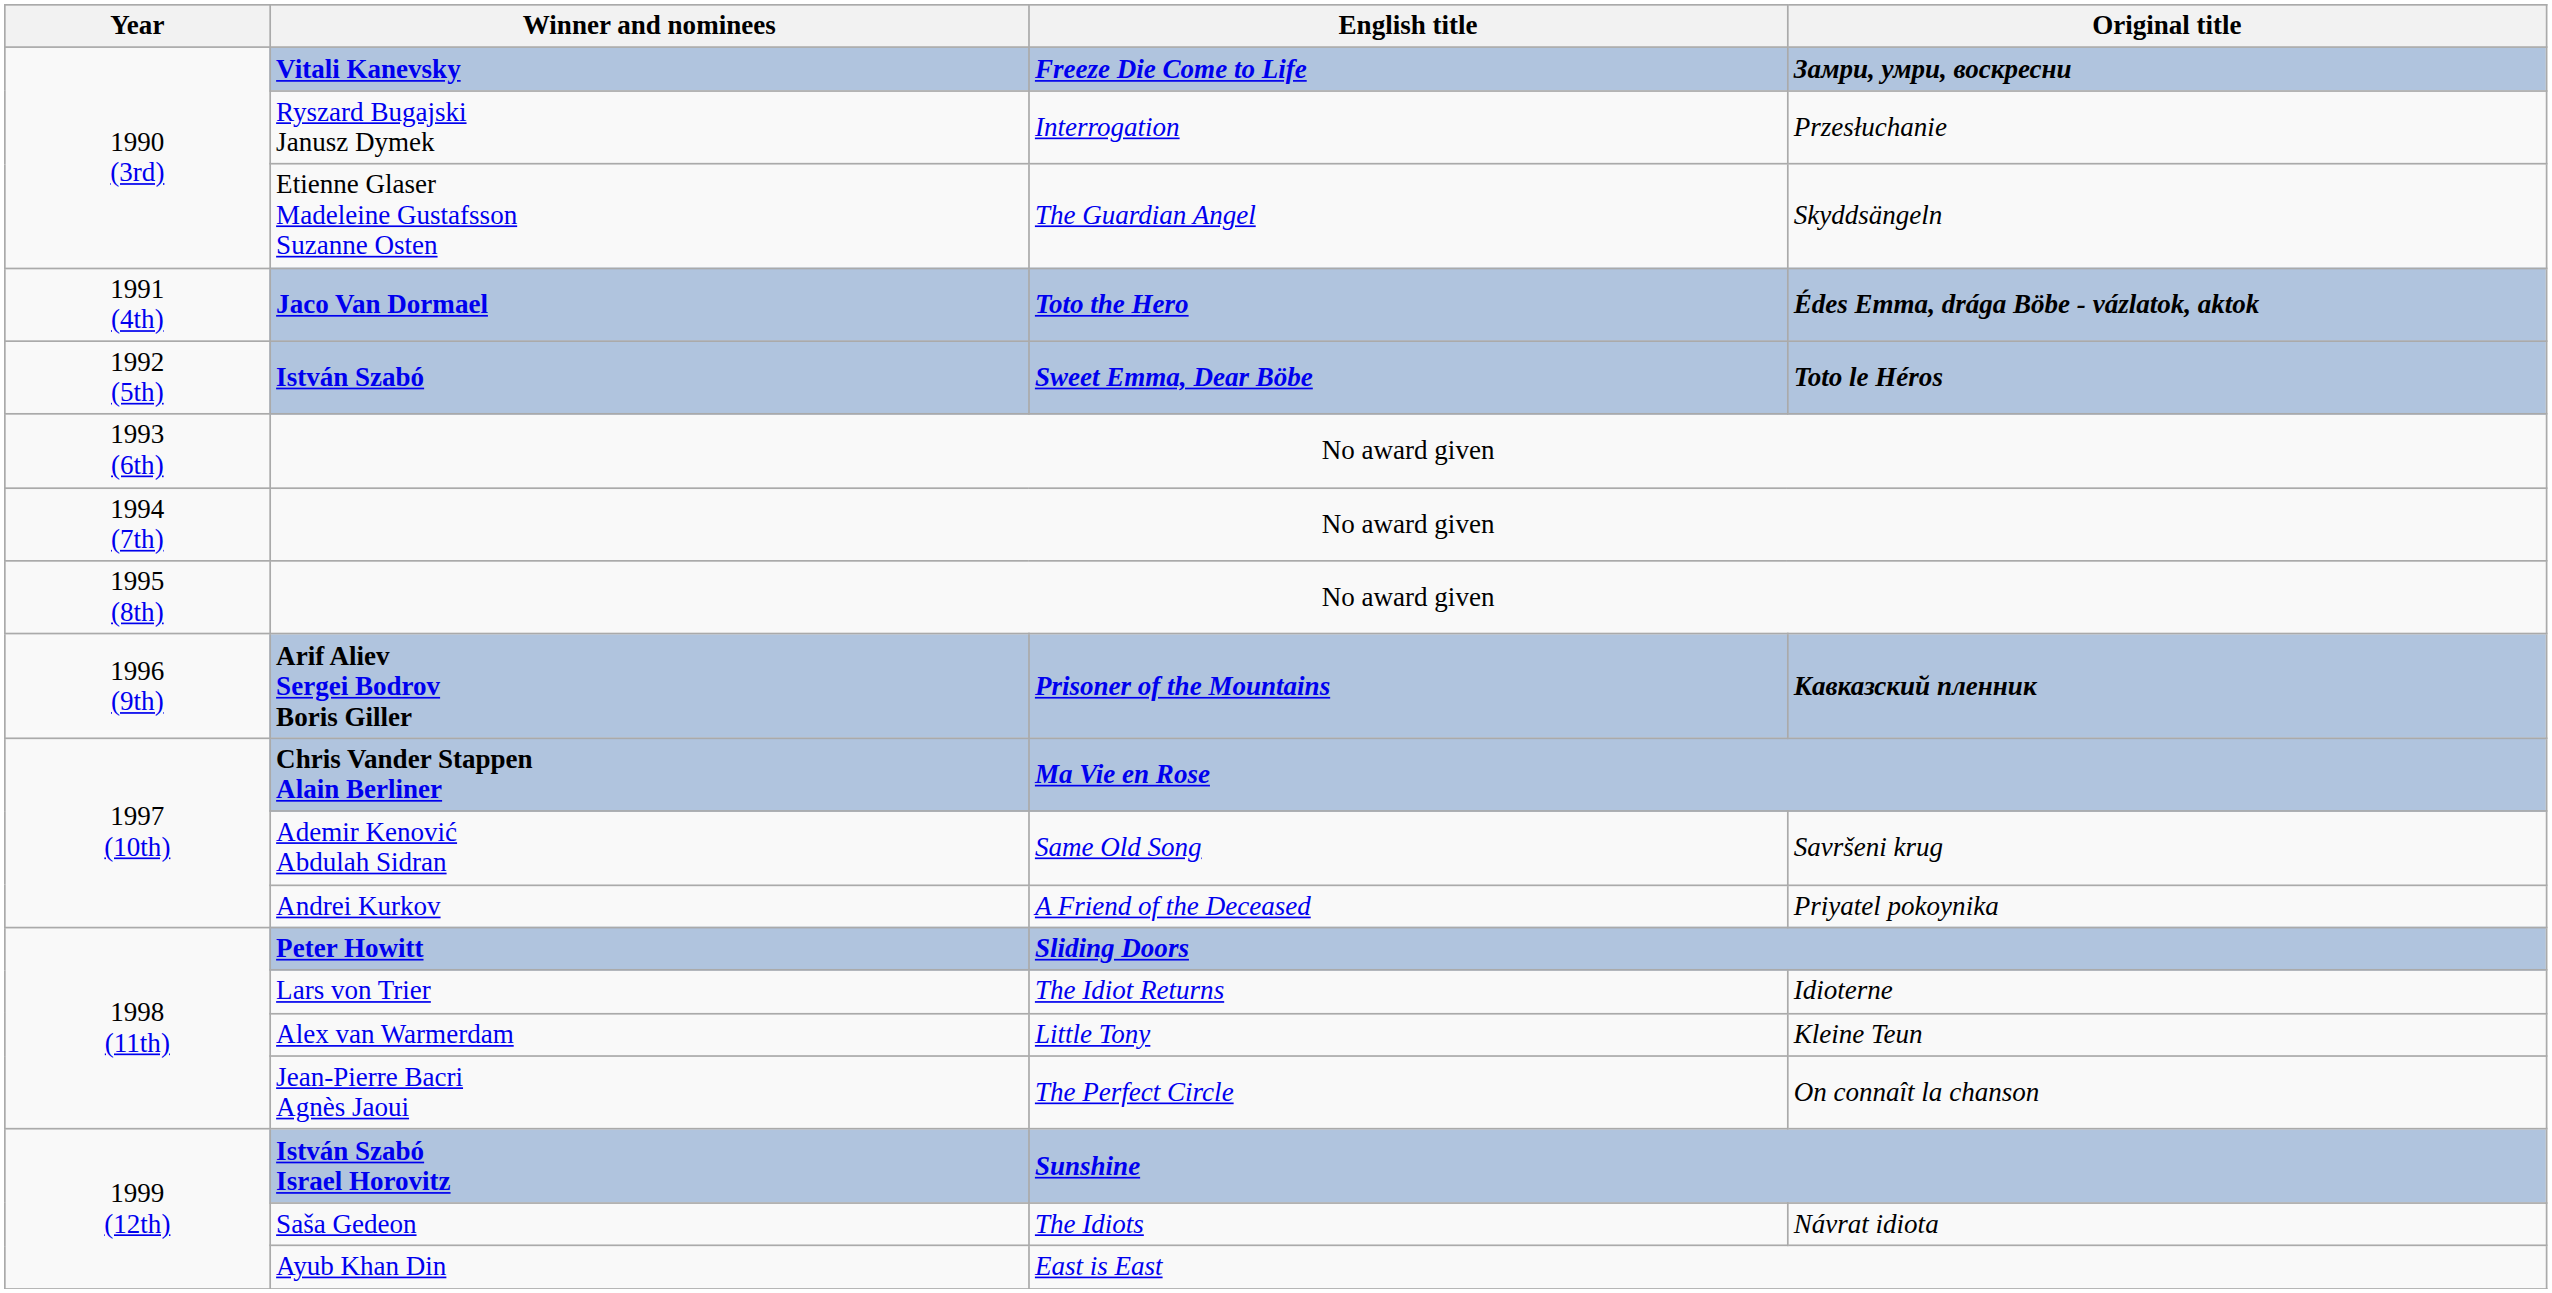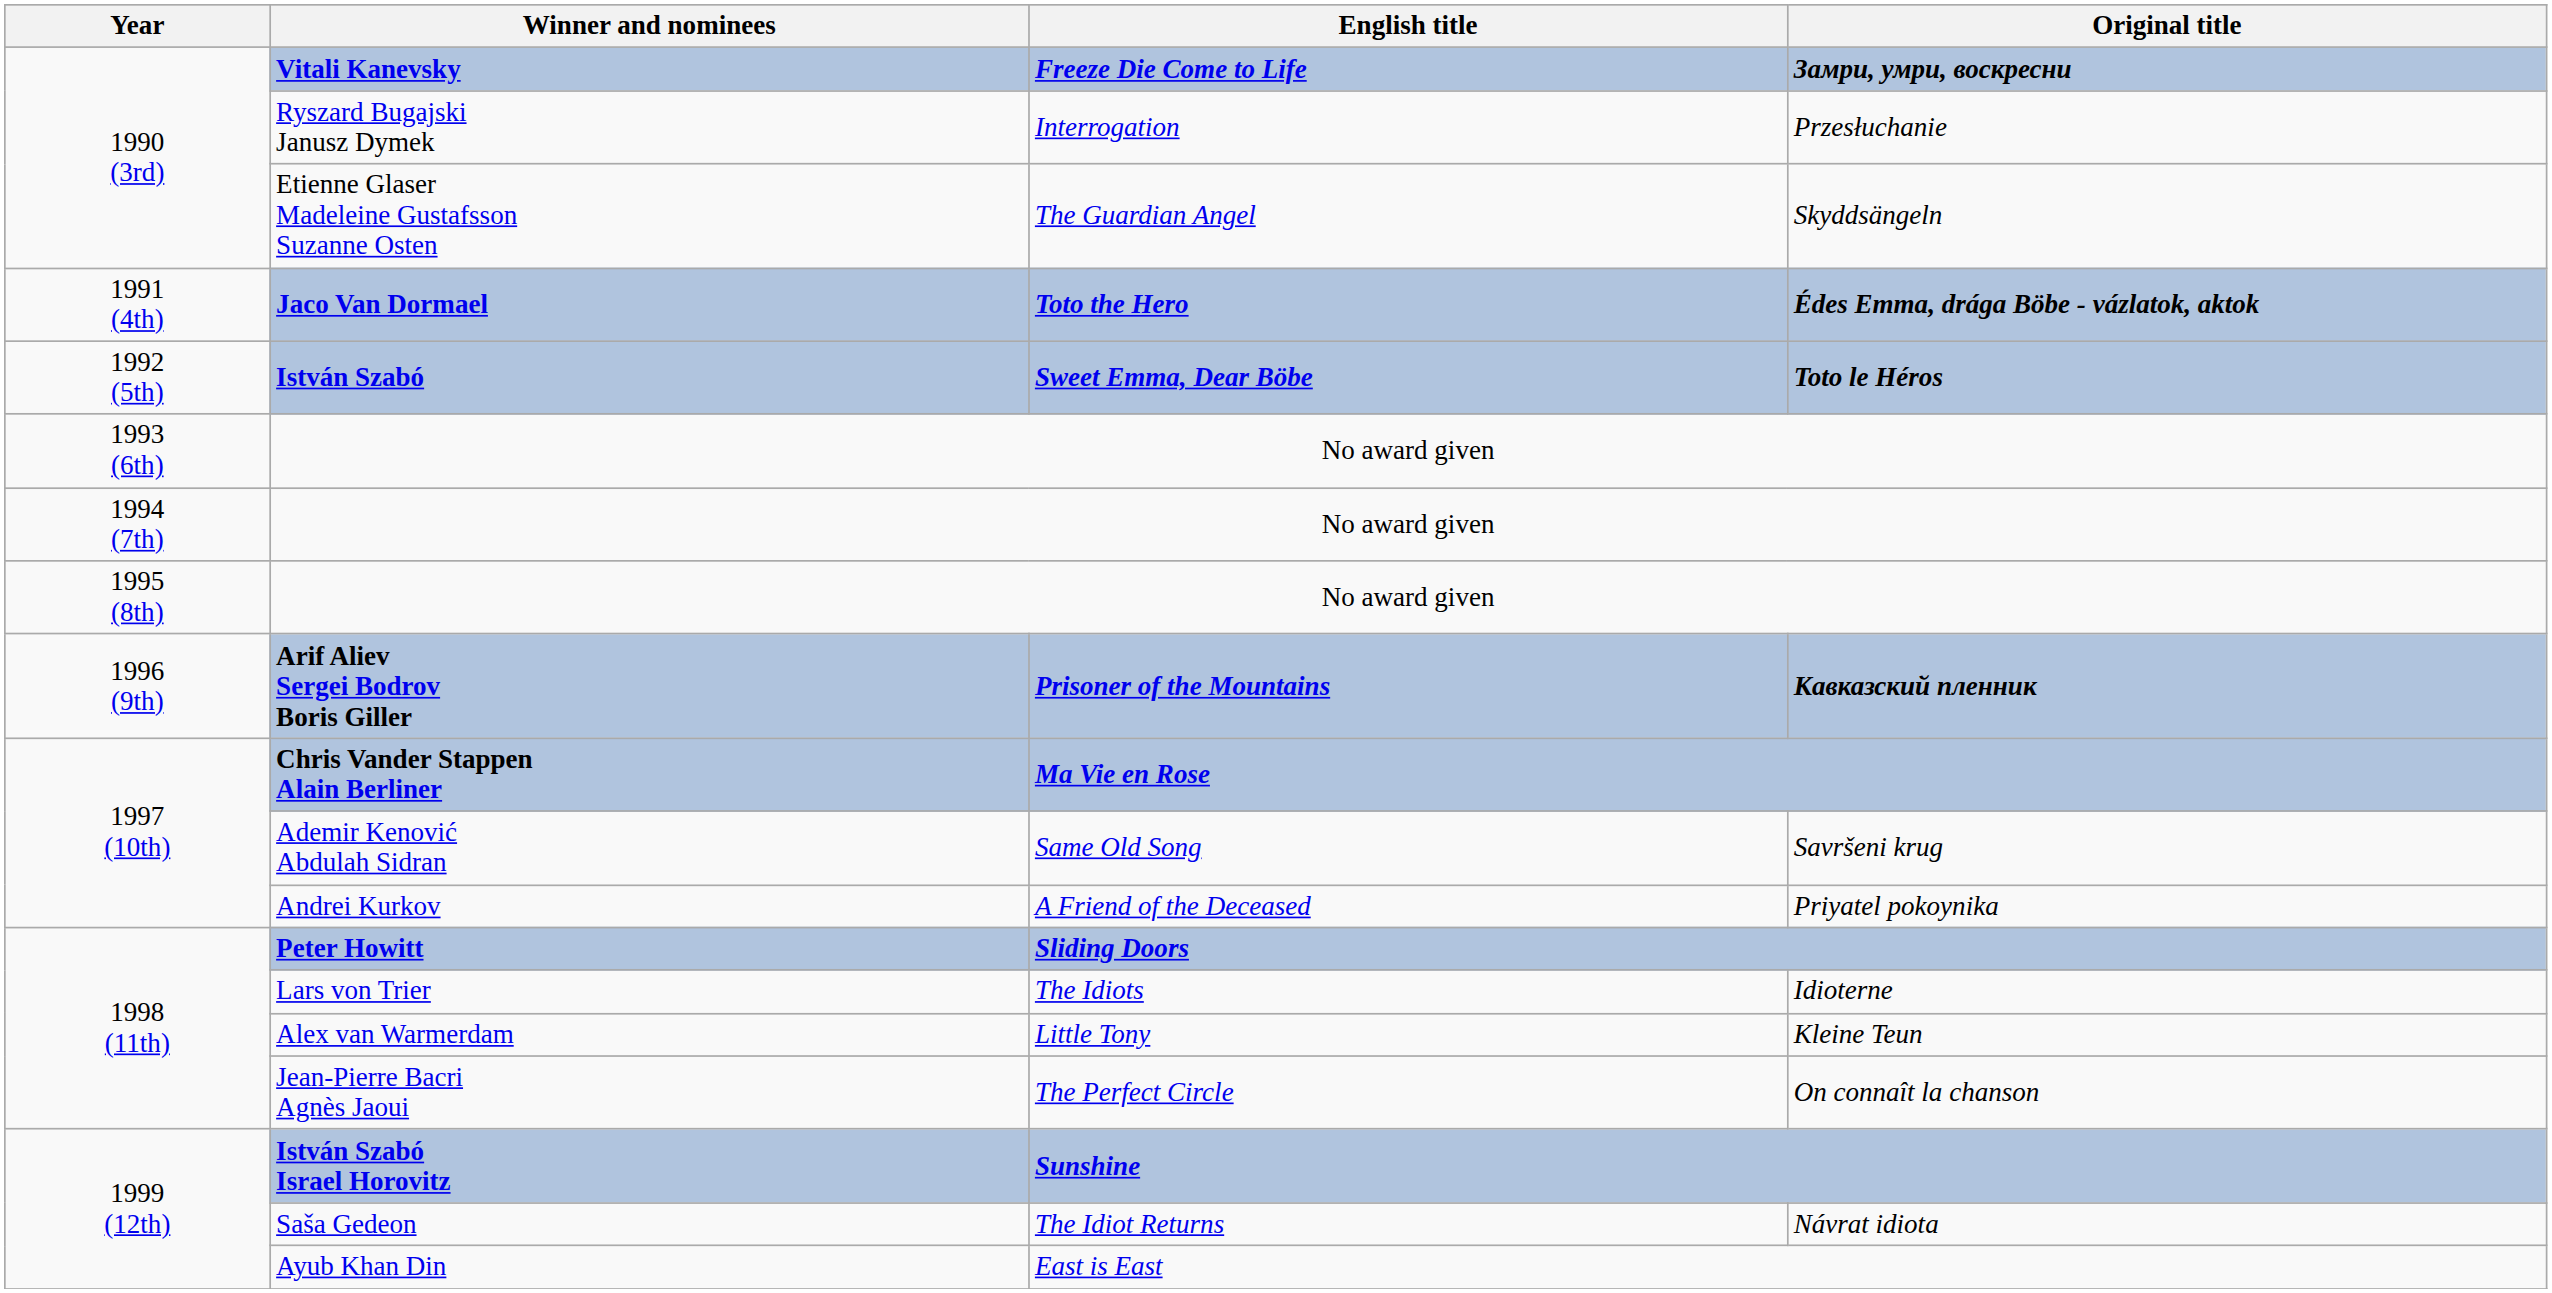(1130, 991) The Idiot Returns -> (1089, 991) The Idiots
(1089, 1223) The Idiots -> (1130, 1223) The Idiot Returns
